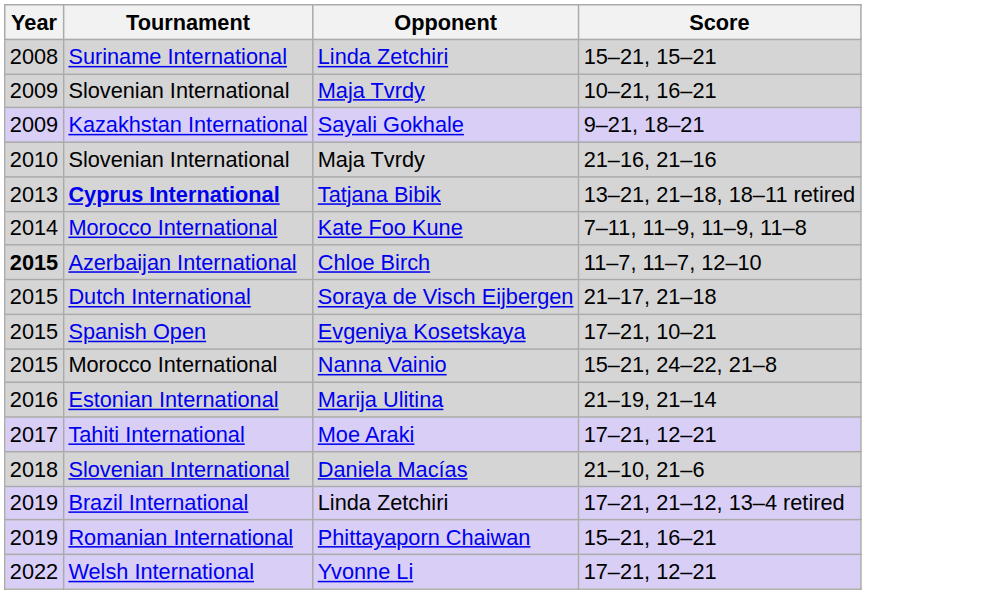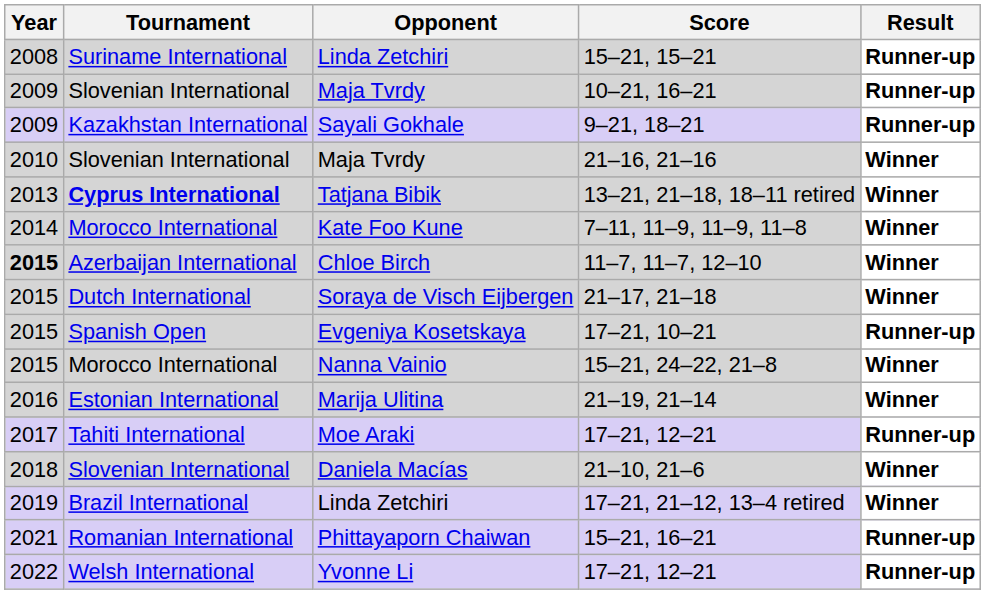+ column: (920, 22)
(34, 538) 2019 -> (34, 538) 2021
